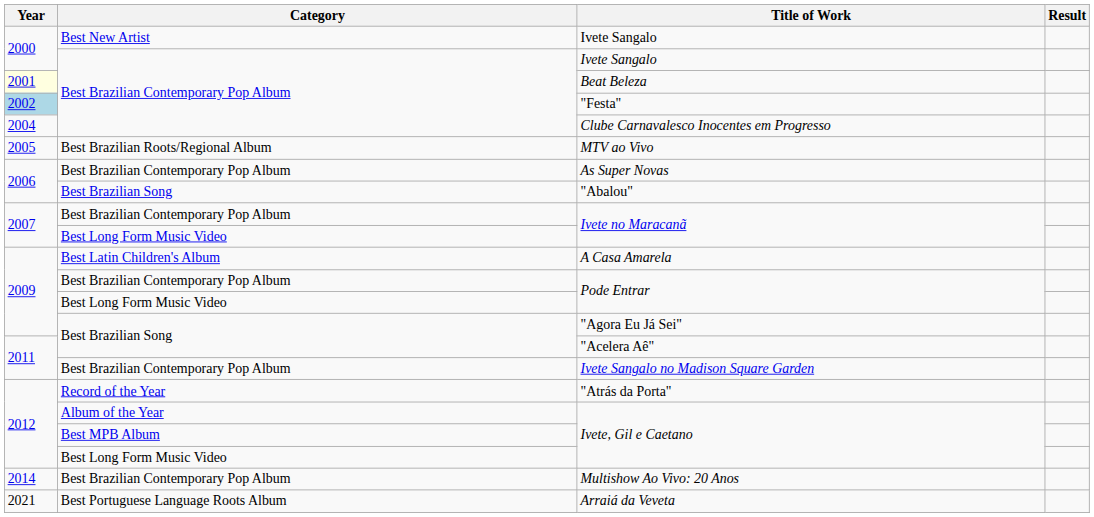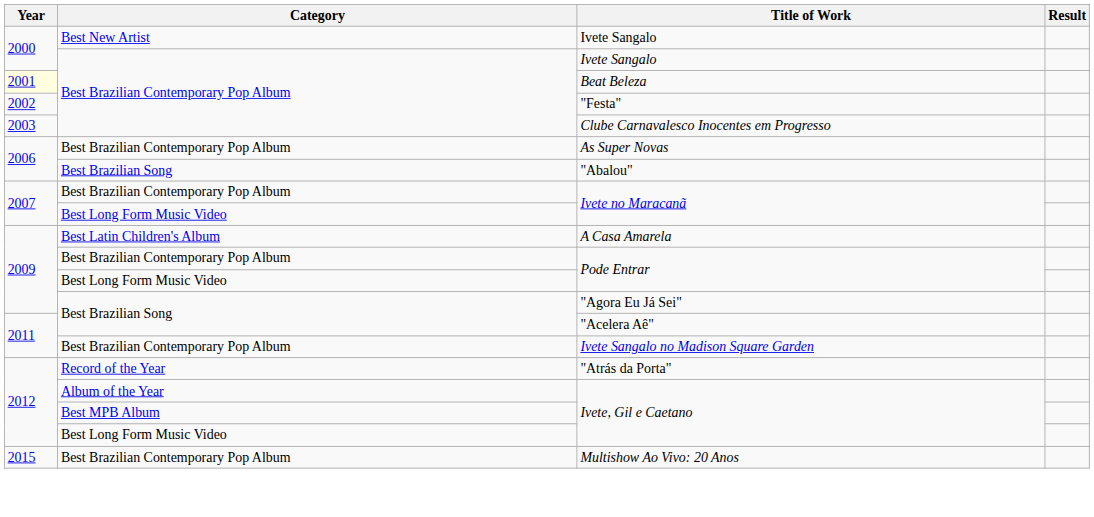(22, 103) lightblue background -> (22, 103) no background
(22, 125) 2004 -> (22, 125) 2003
- row: (166, 147)
(22, 479) 2014 -> (22, 457) 2015
- row: (174, 501)
